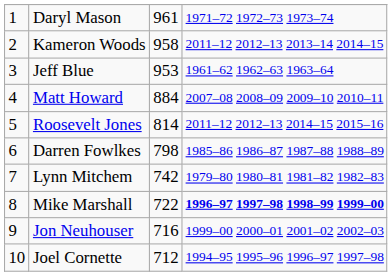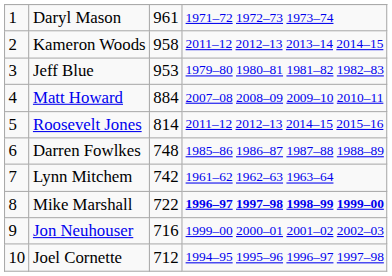(260, 71) 1961–62 1962–63 1963–64 -> (285, 71) 1979–80 1980–81 1981–82 1982–83
(166, 151) 798 -> (166, 151) 748
(285, 177) 1979–80 1980–81 1981–82 1982–83 -> (260, 177) 1961–62 1962–63 1963–64
